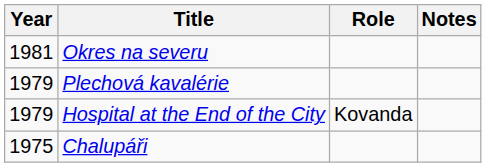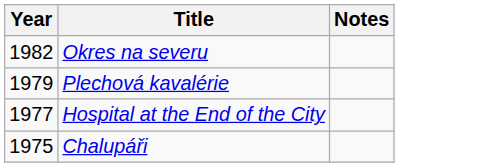- column: (373, 20)
(31, 51) 1981 -> (31, 51) 1982
(31, 114) 1979 -> (31, 114) 1977
